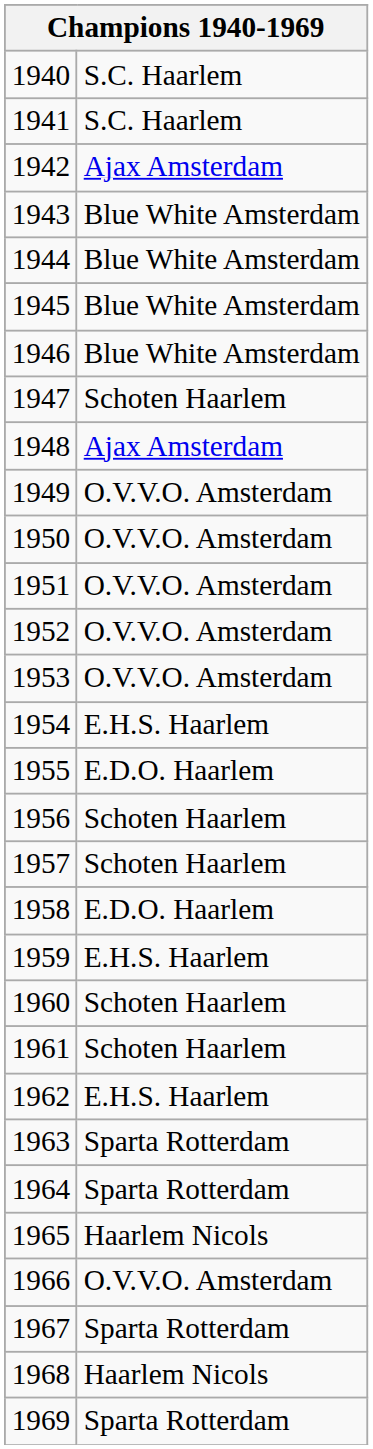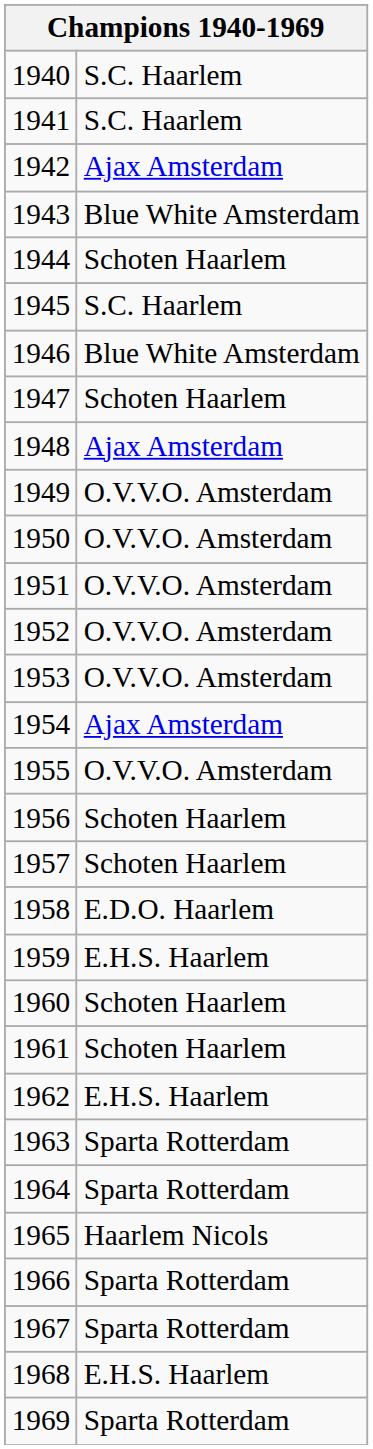(222, 259) Blue White Amsterdam -> (185, 259) Schoten Haarlem
(222, 306) Blue White Amsterdam -> (163, 306) S.C. Haarlem
(176, 724) E.H.S. Haarlem -> (183, 724) Ajax Amsterdam
(179, 770) E.D.O. Haarlem -> (208, 770) O.V.V.O. Amsterdam
(208, 1281) O.V.V.O. Amsterdam -> (187, 1281) Sparta Rotterdam
(176, 1374) Haarlem Nicols -> (176, 1374) E.H.S. Haarlem
